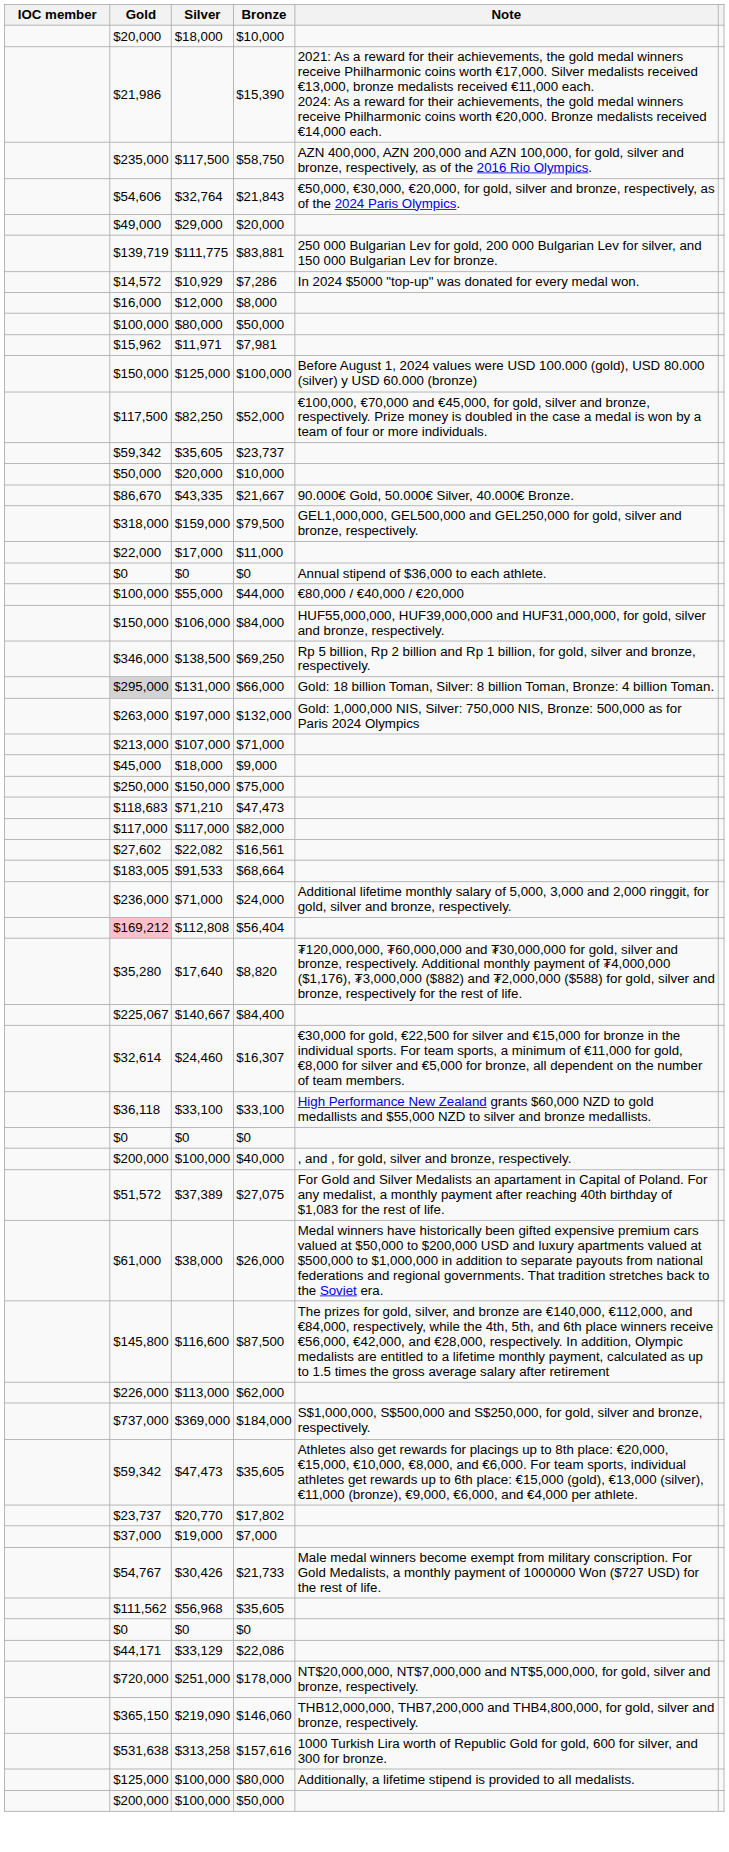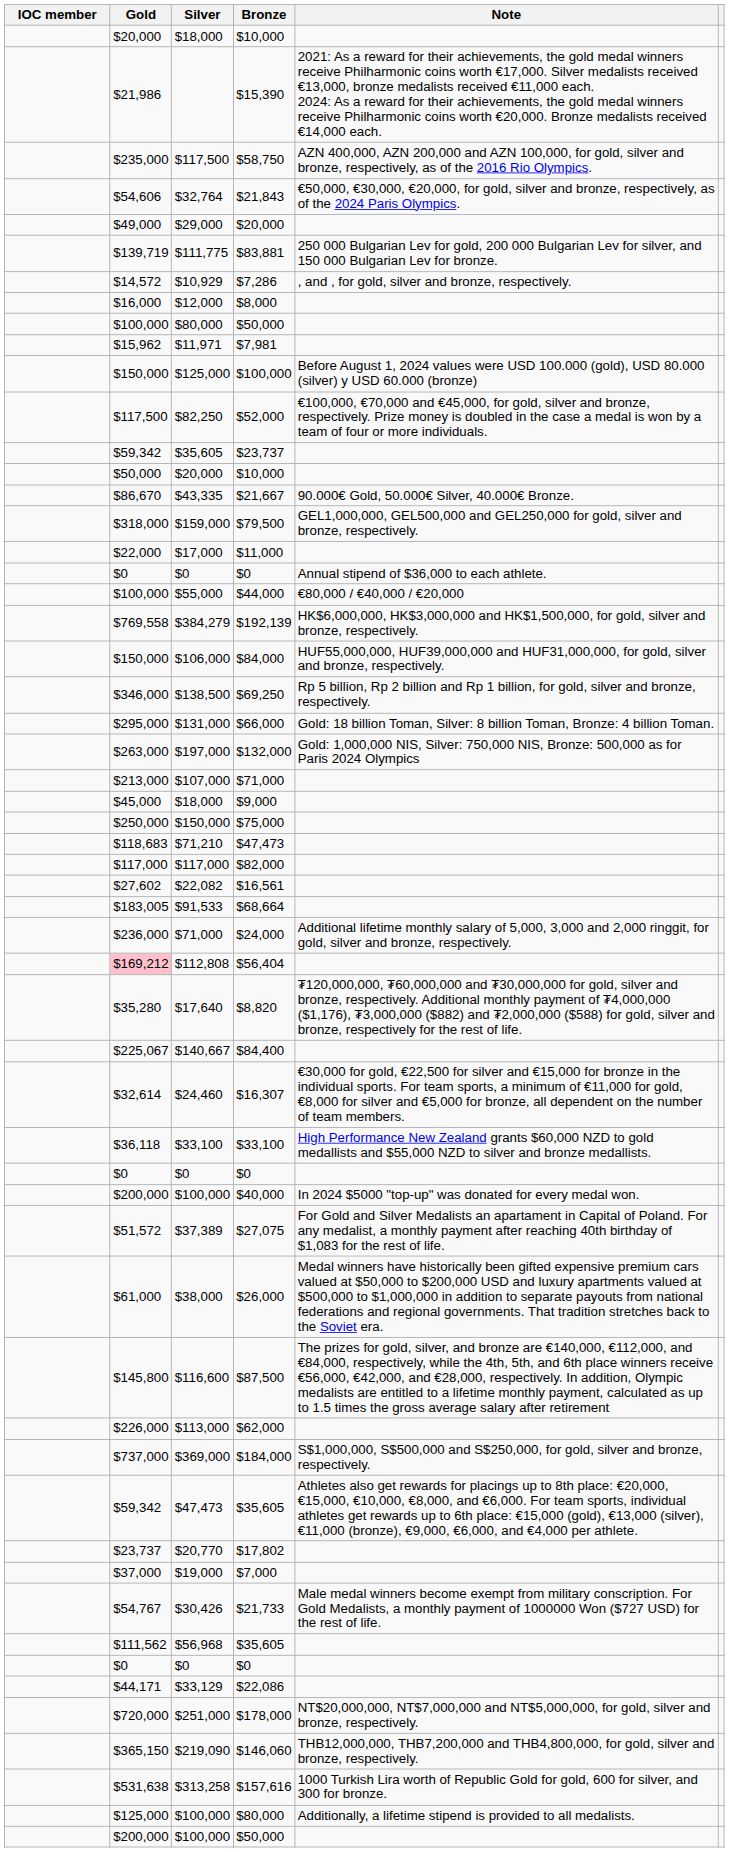(469, 281) In 2024 $5000 "top-up" was donated for every medal won. -> (435, 281) , and , for gold, silver and bronze, respectively.
+ row: (202, 623)
(141, 687) lightgrey background -> (141, 723) no background
(435, 1158) , and , for gold, silver and bronze, respectively. -> (469, 1194) In 2024 $5000 "top-up" was donated for every medal won.
